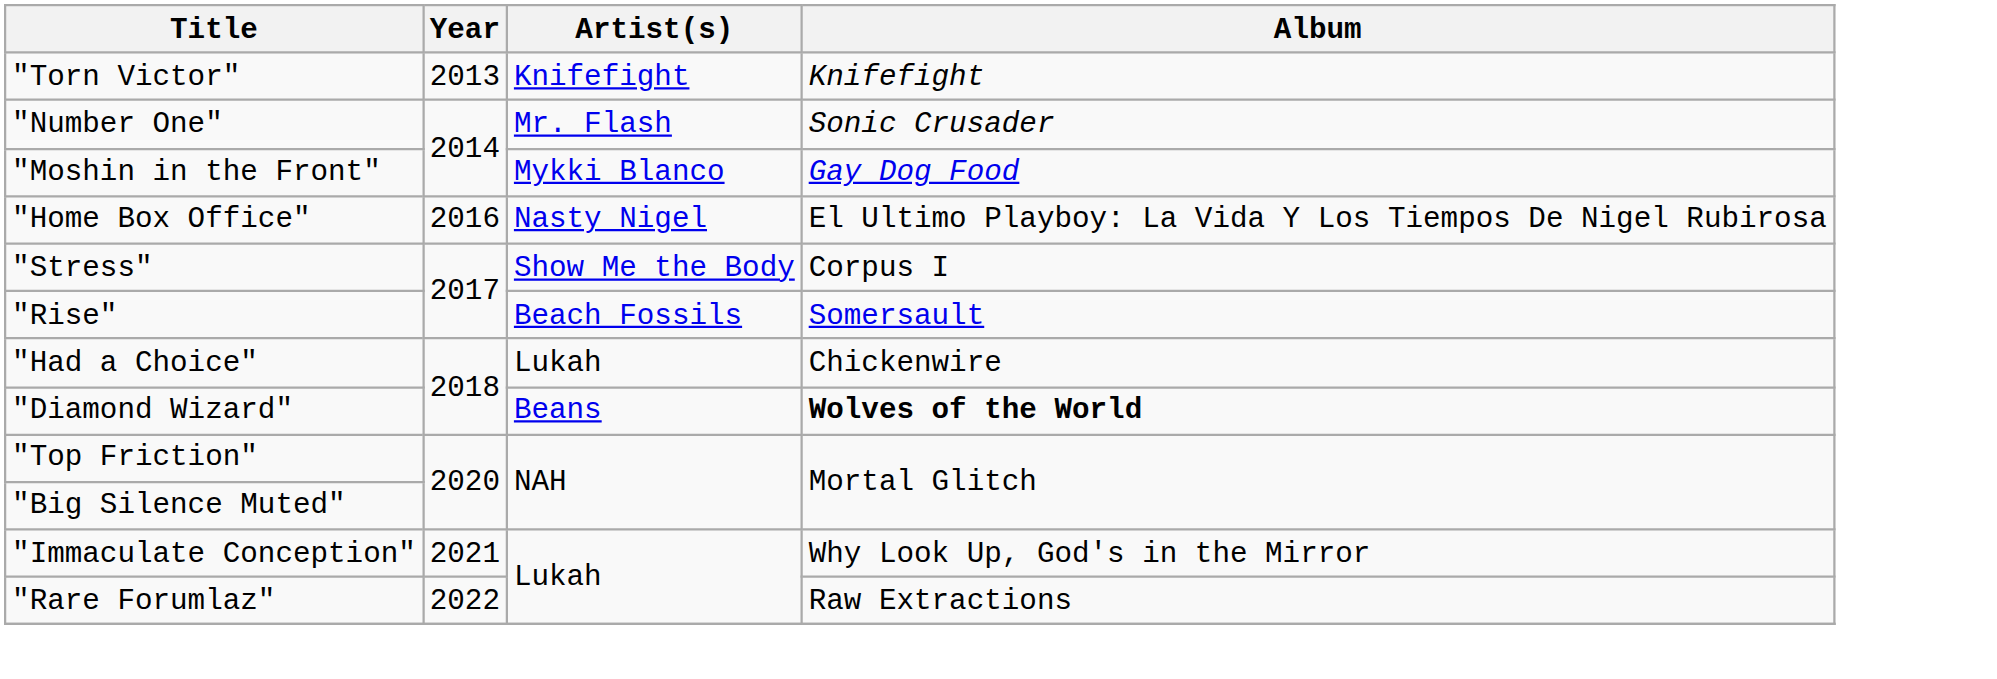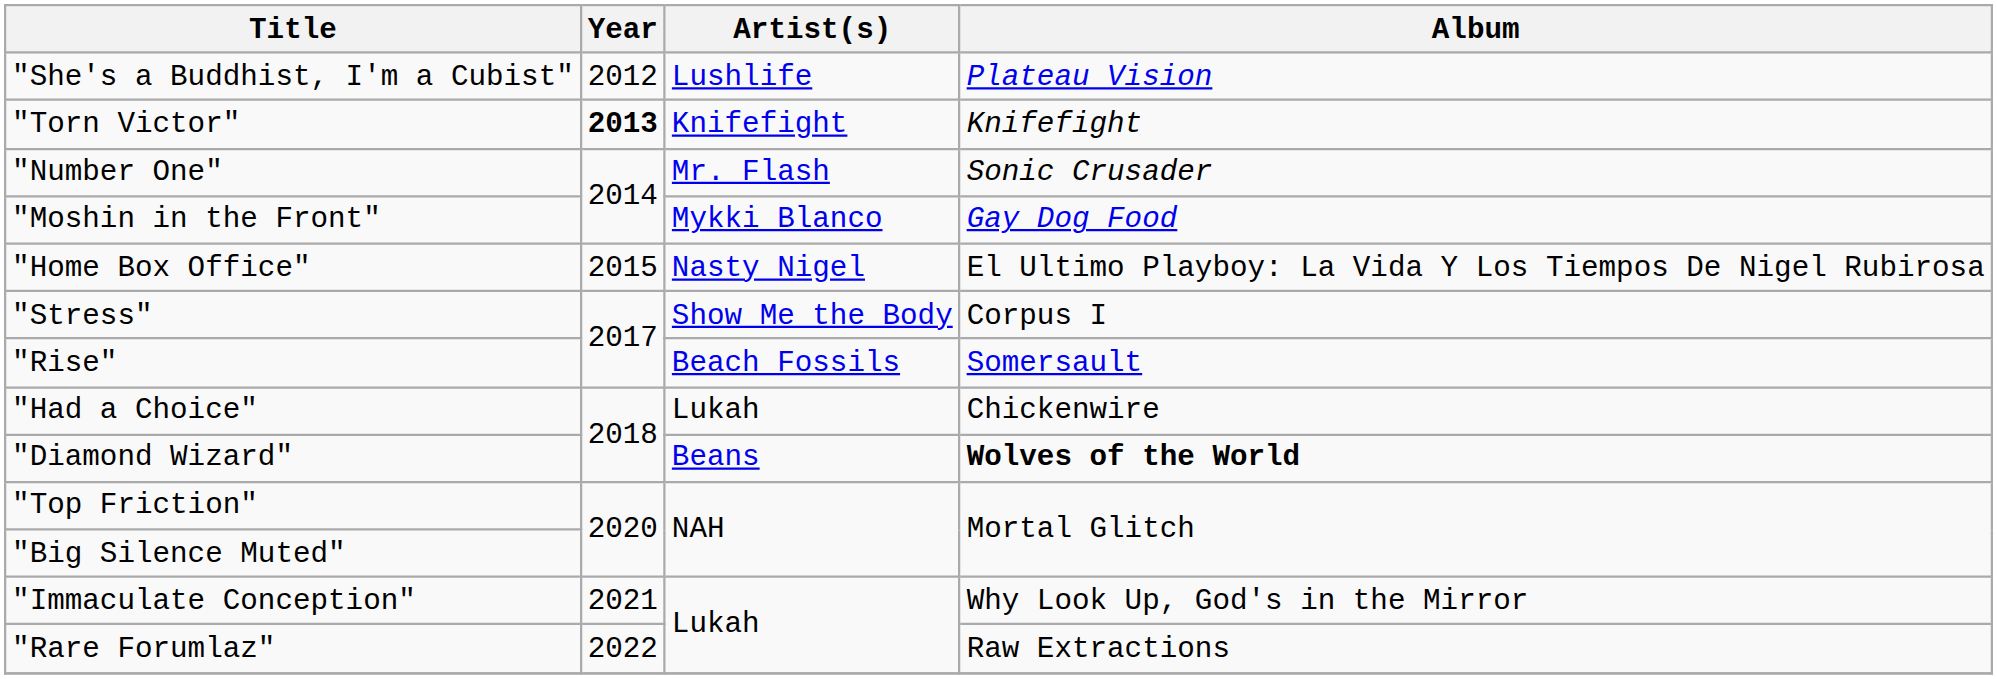+ row: (293, 77)
(465, 77) normal -> (623, 124) bold
(465, 220) 2016 -> (623, 267) 2015
